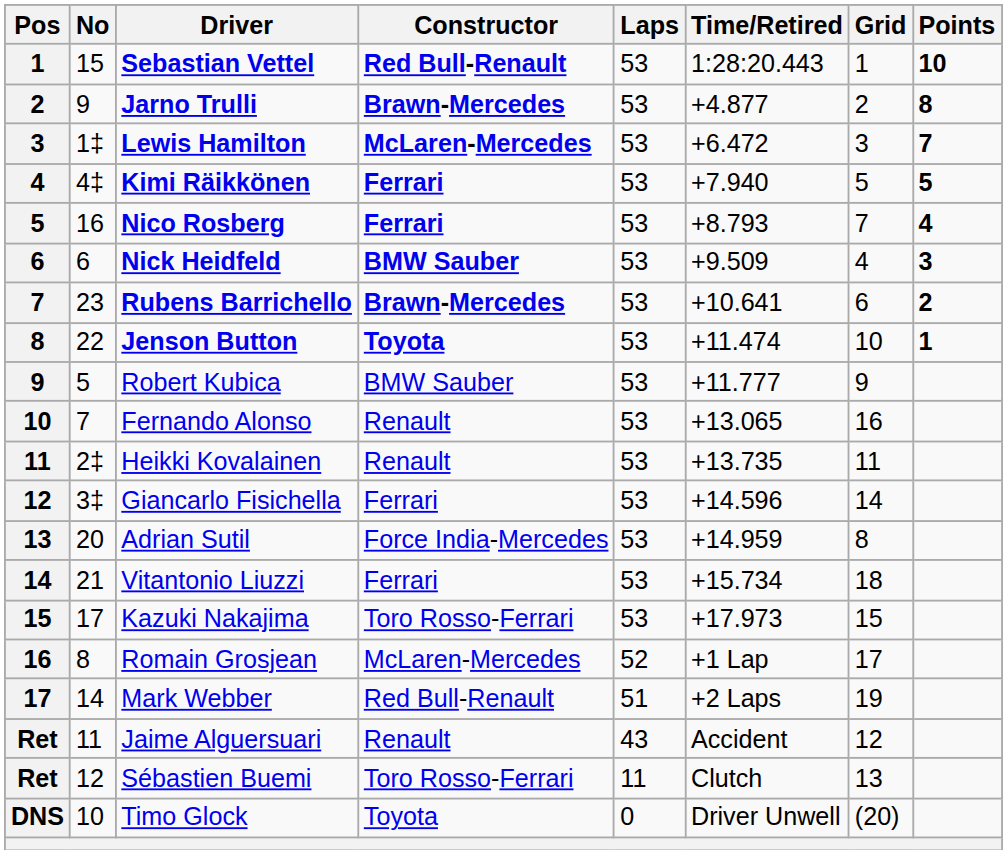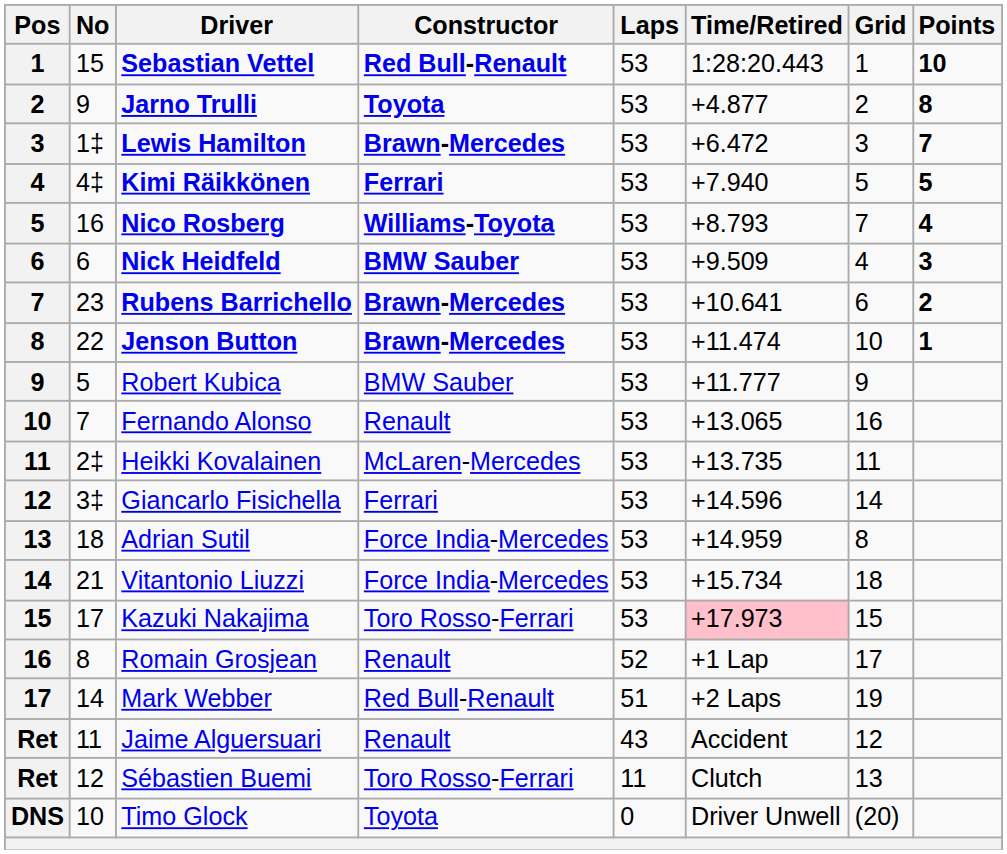(464, 104) Brawn-Mercedes -> (404, 104) Toyota
(478, 143) McLaren-Mercedes -> (464, 143) Brawn-Mercedes
(404, 223) Ferrari -> (459, 223) Williams-Toyota
(404, 342) Toyota -> (464, 342) Brawn-Mercedes
(407, 461) Renault -> (472, 461) McLaren-Mercedes
(90, 540) 20 -> (90, 540) 18
(401, 580) Ferrari -> (486, 580) Force India-Mercedes
(737, 619) no background -> (737, 619) pink background
(472, 659) McLaren-Mercedes -> (407, 659) Renault
